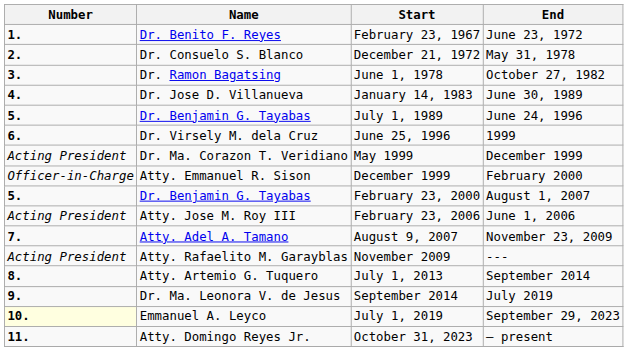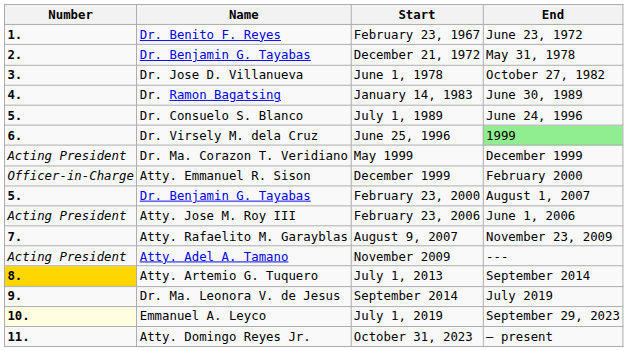(221, 55) Dr. Consuelo S. Blanco -> (225, 55) Dr. Benjamin G. Tayabas
(210, 75) Dr. Ramon Bagatsing -> (221, 75) Dr. Jose D. Villanueva
(221, 95) Dr. Jose D. Villanueva -> (210, 95) Dr. Ramon Bagatsing
(225, 115) Dr. Benjamin G. Tayabas -> (221, 115) Dr. Consuelo S. Blanco
(501, 135) no background -> (501, 135) lightgreen background
(214, 236) Atty. Adel A. Tamano -> (244, 236) Atty. Rafaelito M. Garayblas
(244, 256) Atty. Rafaelito M. Garayblas -> (214, 256) Atty. Adel A. Tamano
(15, 276) no background -> (15, 276) gold background
